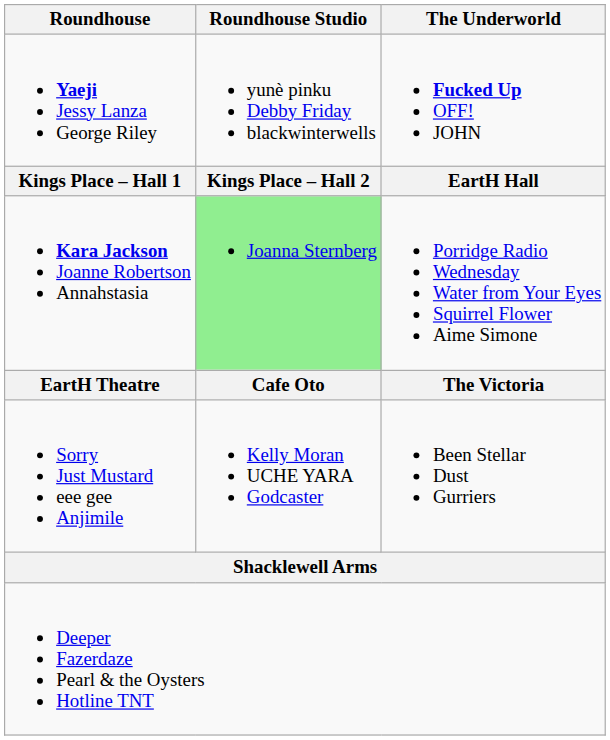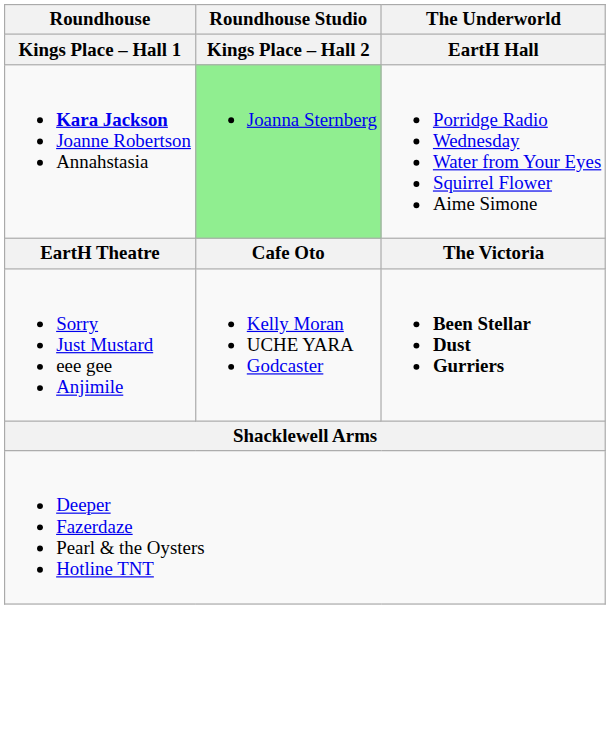- row: (100, 111)
(493, 476) normal -> (493, 345) bold
